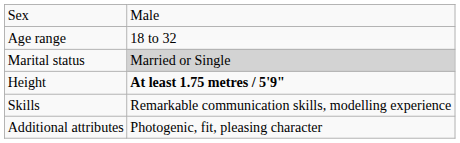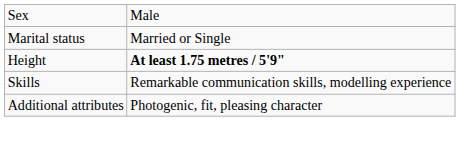- row: (37, 37)
(180, 60) lightgrey background -> (180, 37) no background
